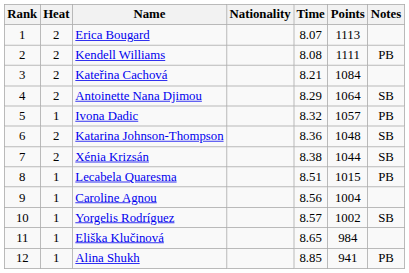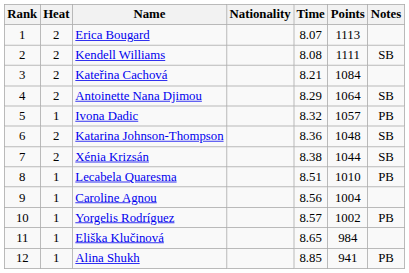(386, 55) PB -> (386, 55) SB
(348, 177) 1015 -> (348, 177) 1010
(386, 217) SB -> (386, 217) PB
